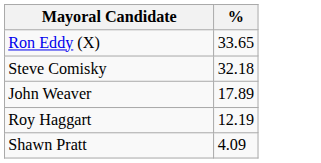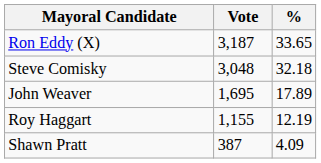+ column: (243, 17)
